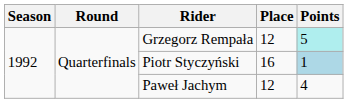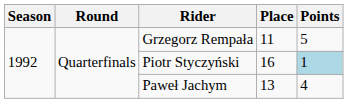(267, 39) 12 -> (267, 39) 11
(304, 39) paleturquoise background -> (304, 39) no background
(267, 86) 12 -> (267, 86) 13
